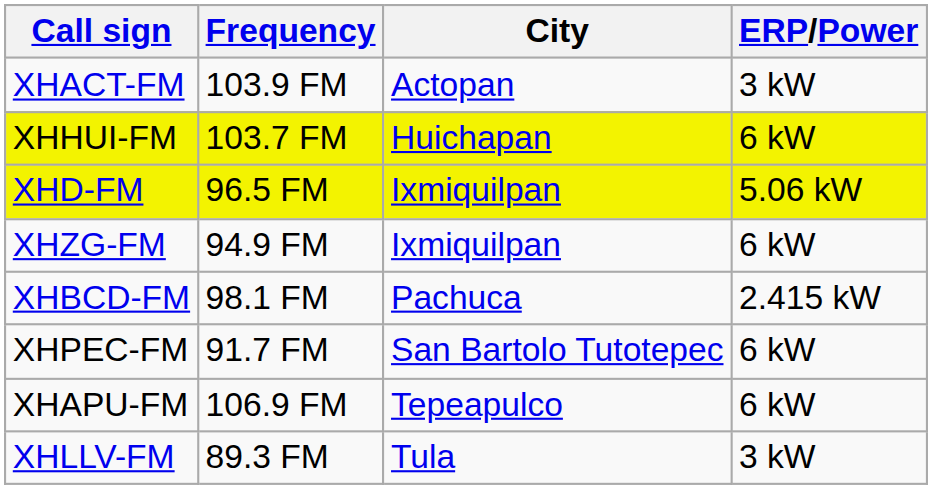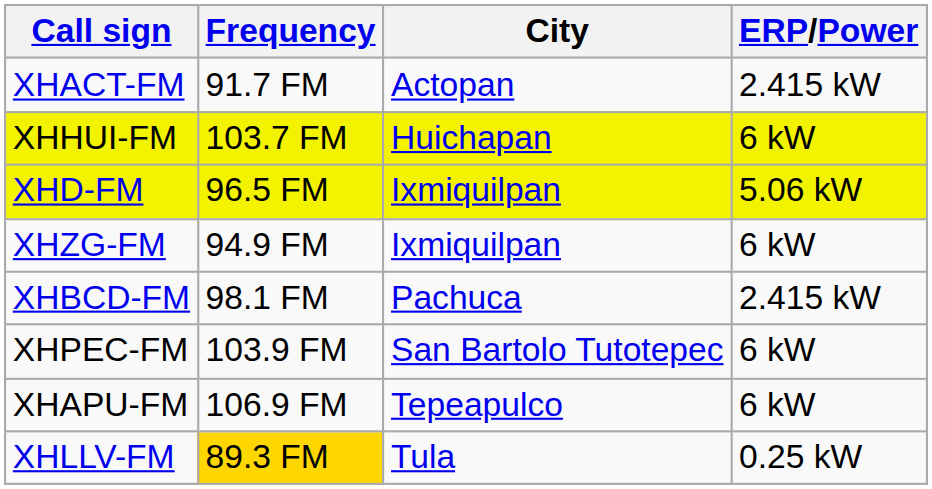(277, 84) 103.9 FM -> (267, 84) 91.7 FM
(777, 84) 3 kW -> (810, 84) 2.415 kW
(267, 350) 91.7 FM -> (277, 350) 103.9 FM
(267, 457) no background -> (267, 457) gold background
(777, 457) 3 kW -> (801, 457) 0.25 kW
